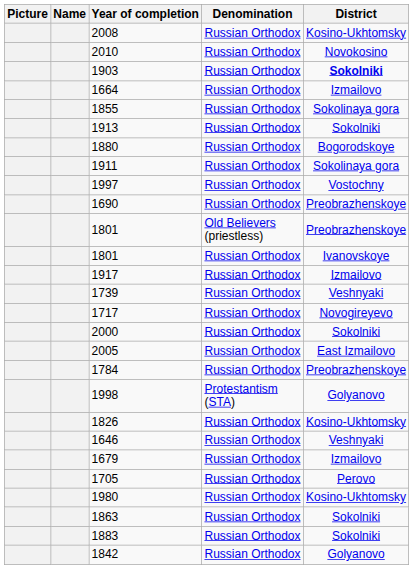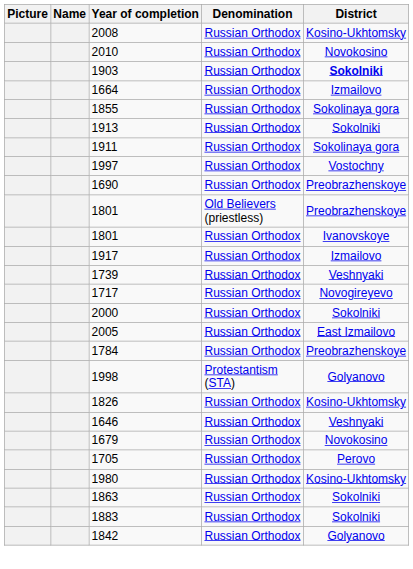- row: (105, 147)
(356, 459) Izmailovo -> (356, 440) Novokosino
